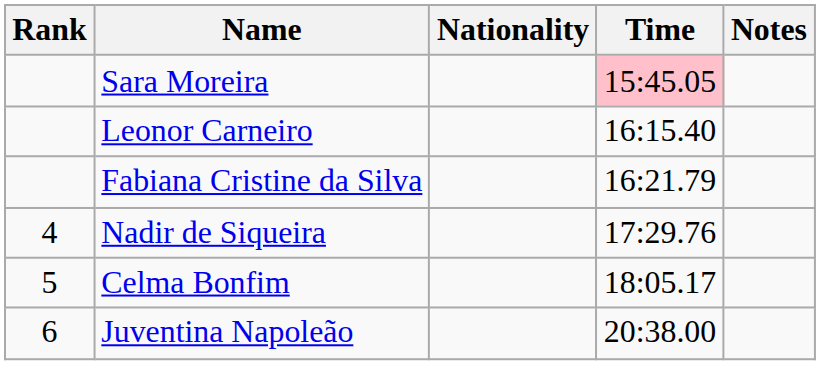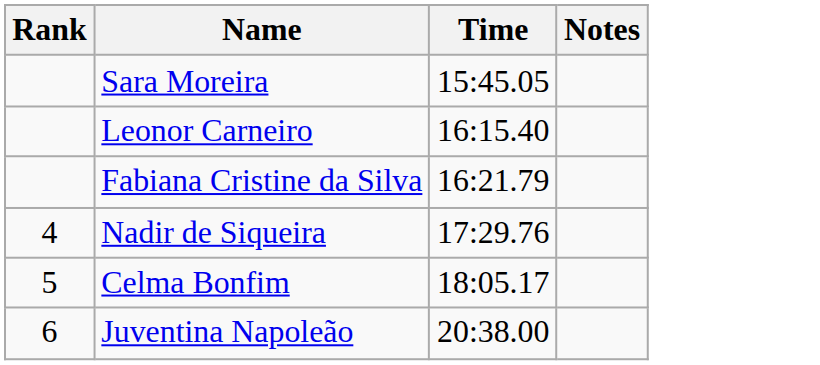- column: (513, 29)
(660, 80) pink background -> (493, 80) no background
